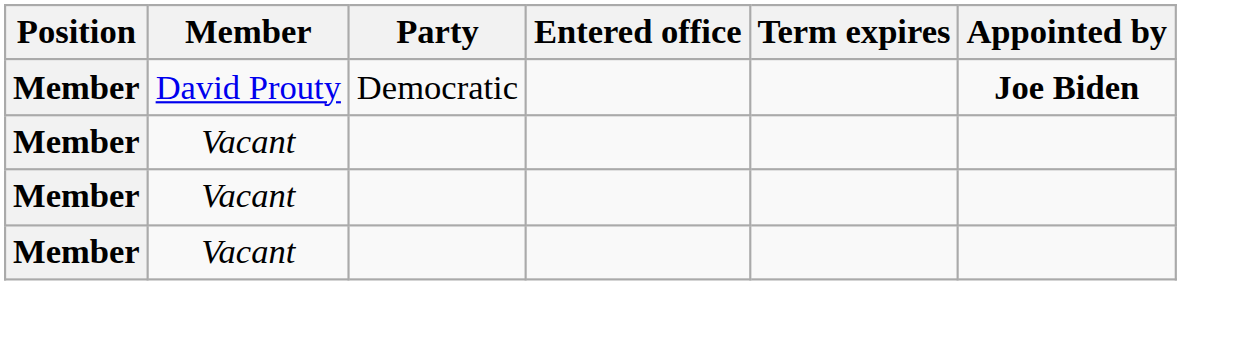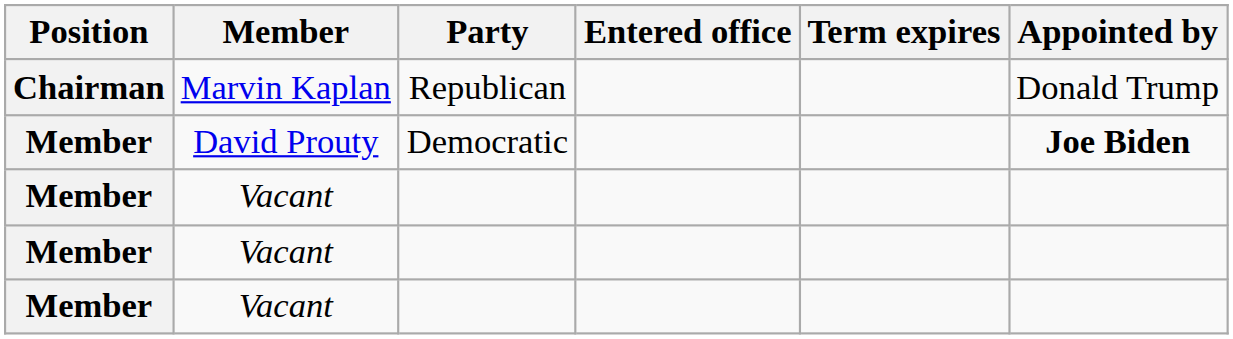+ row: (286, 86)
